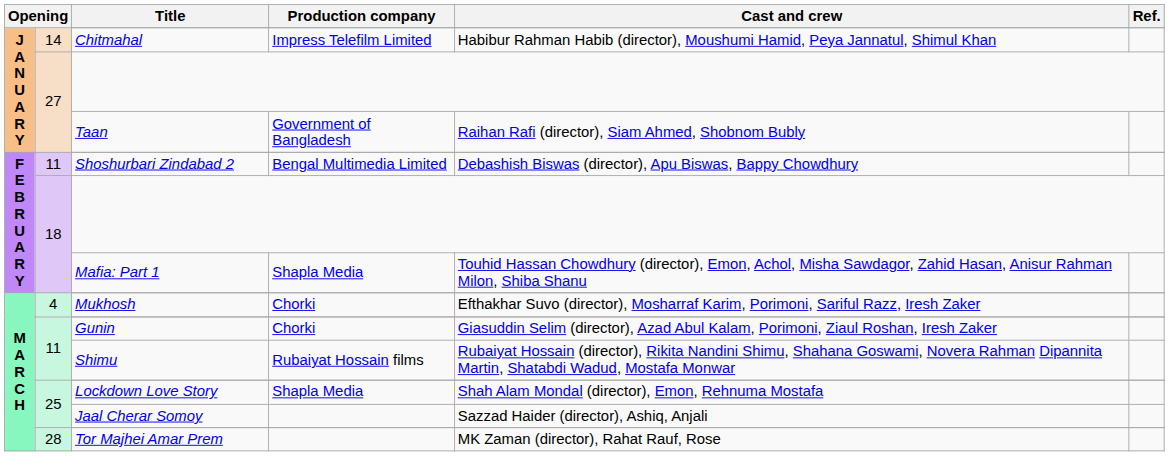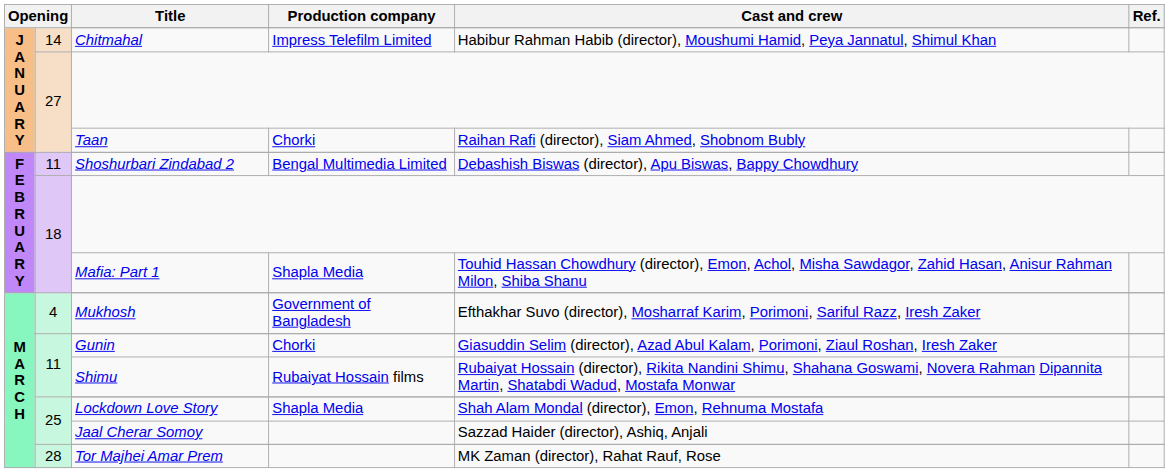(321, 131) Government of Bangladesh -> (294, 140) Chorki
(294, 304) Chorki -> (321, 313) Government of Bangladesh
